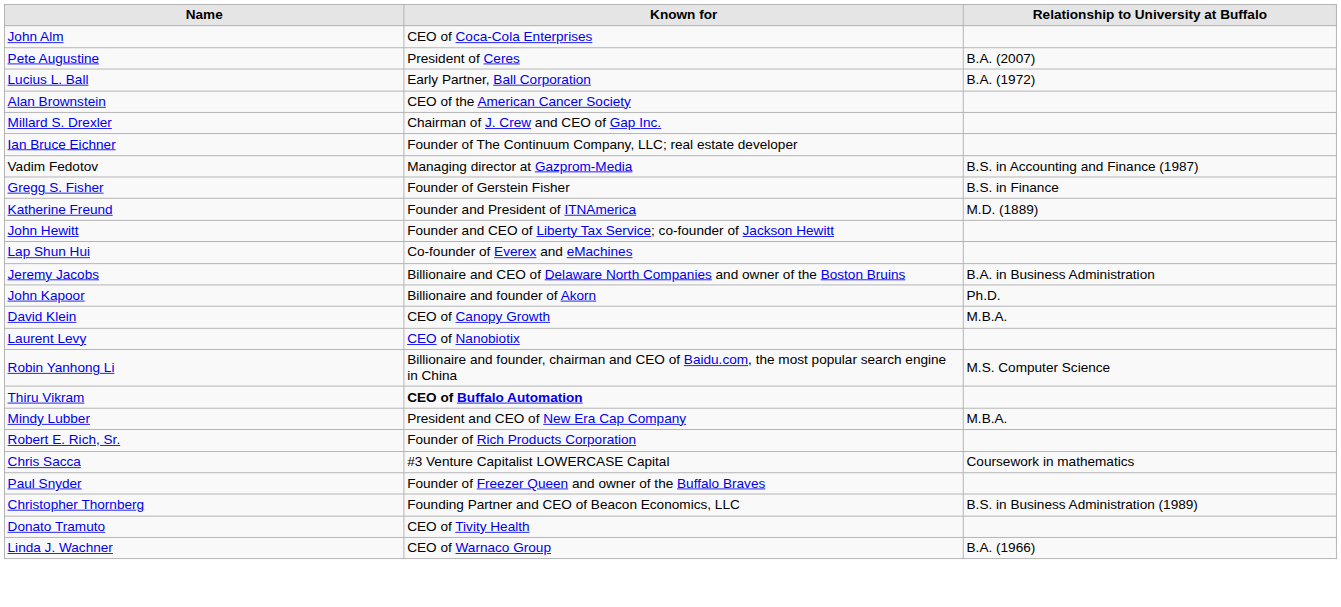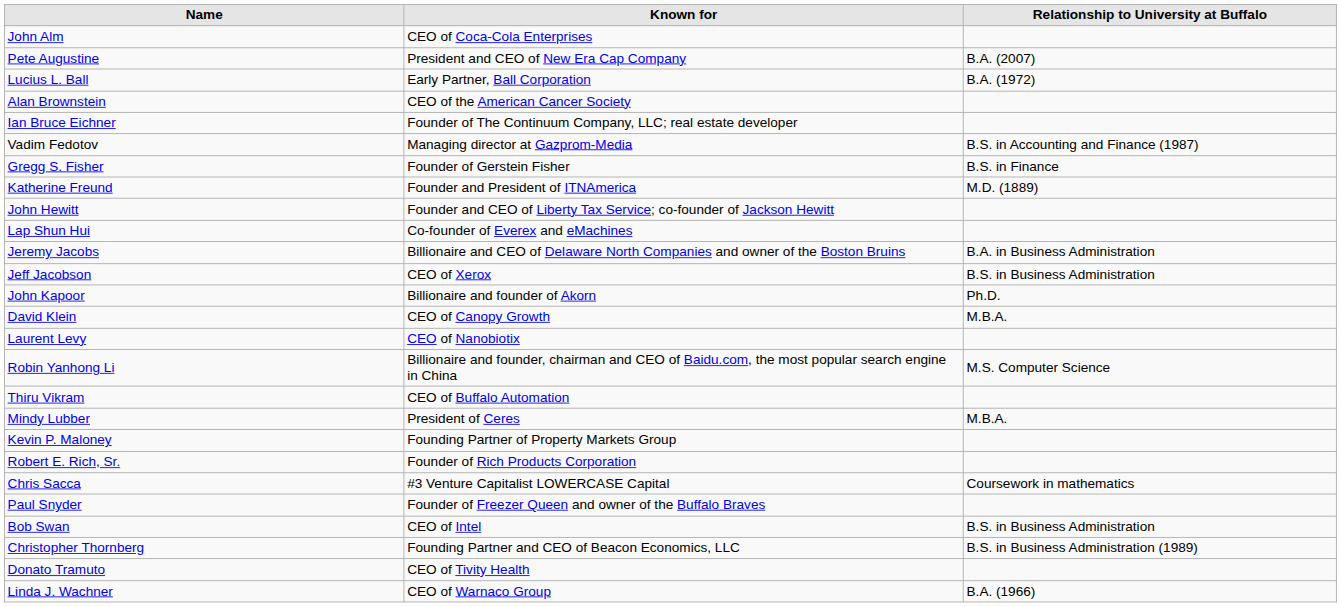(463, 58) President of Ceres -> (547, 58) President and CEO of New Era Cap Company
- row: (60, 123)
+ row: (49, 274)
(495, 397) bold -> (488, 397) normal
(547, 418) President and CEO of New Era Cap Company -> (463, 418) President of Ceres
+ row: (60, 440)
+ row: (39, 526)
